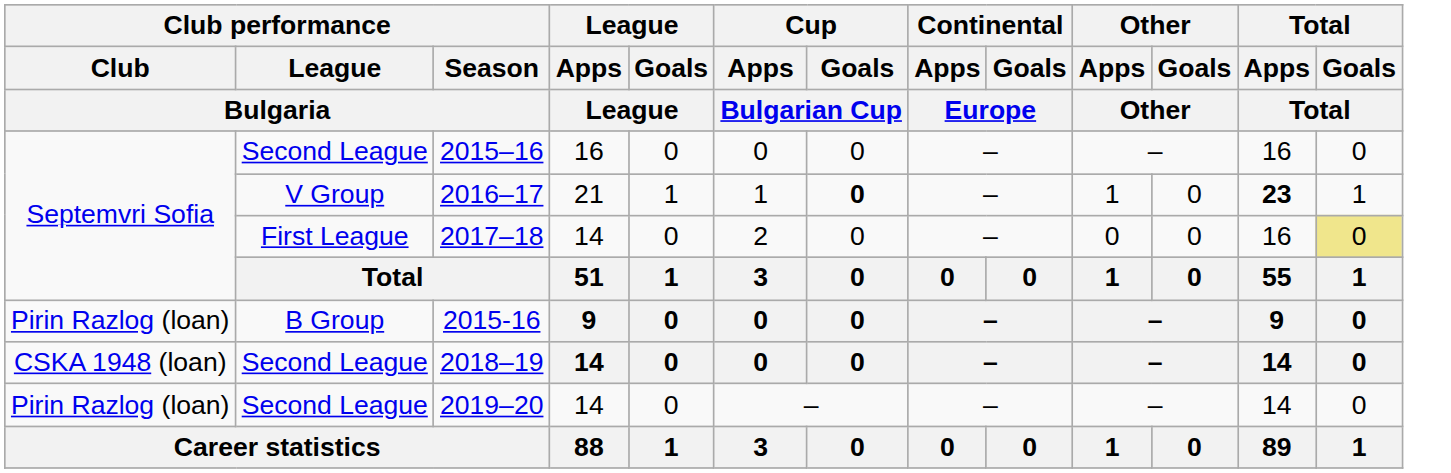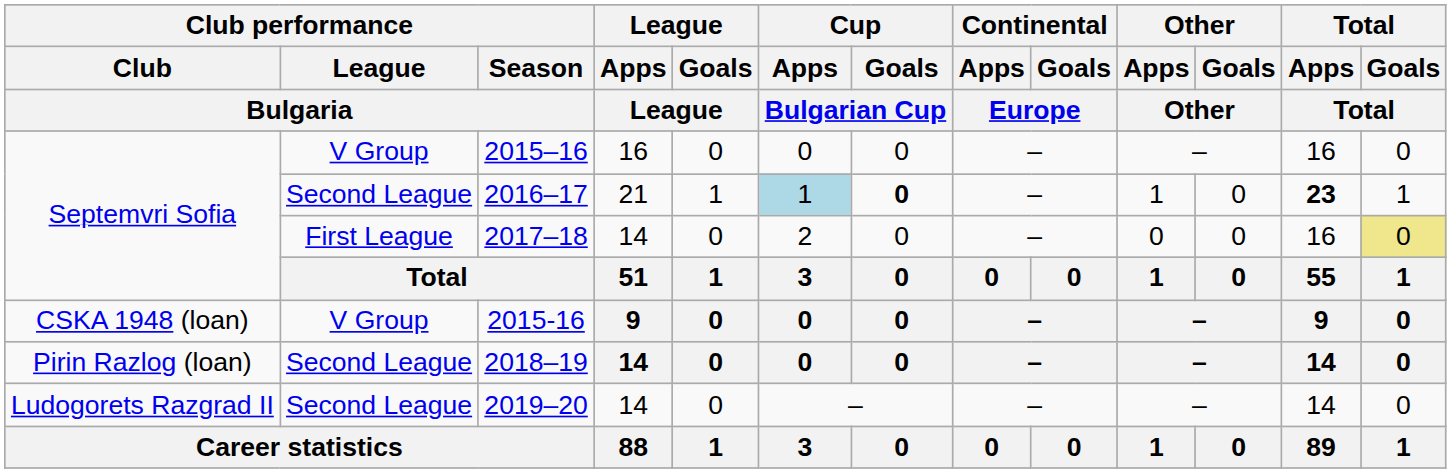(335, 151) Second League -> (379, 151) V Group
(335, 194) V Group -> (379, 194) Second League
(761, 194) no background -> (805, 194) lightblue background
(120, 320) Pirin Razlog (loan) -> (142, 320) CSKA 1948 (loan)
(335, 320) B Group -> (379, 320) V Group
(120, 362) CSKA 1948 (loan) -> (142, 362) Pirin Razlog (loan)
(120, 404) Pirin Razlog (loan) -> (142, 404) Ludogorets Razgrad II
